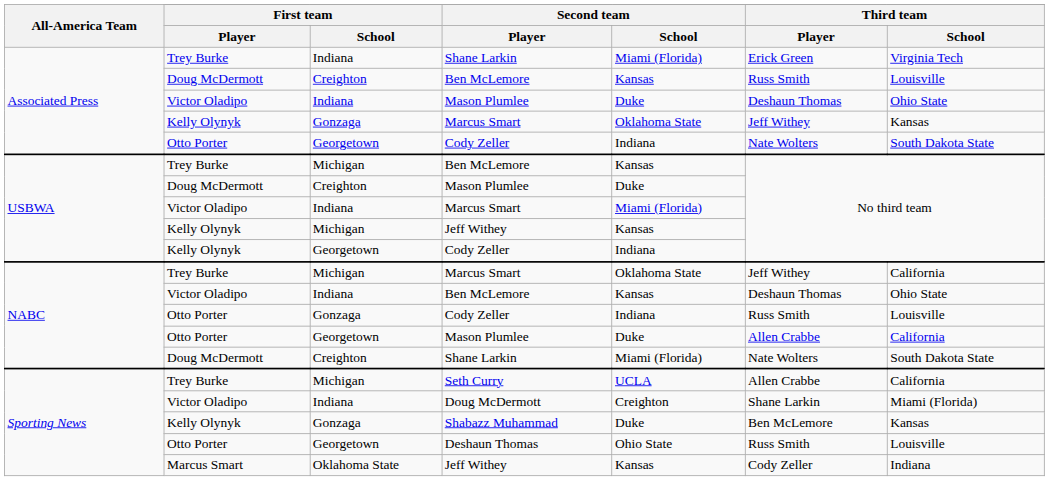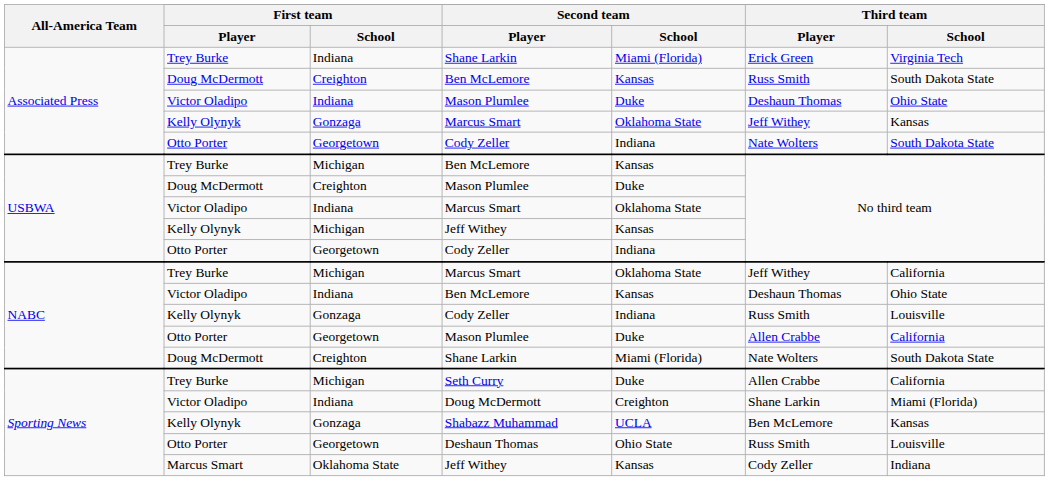(917, 79) Louisville -> (942, 79) South Dakota State
(658, 207) Miami (Florida) -> (658, 207) Oklahoma State
(204, 250) Kelly Olynyk -> (197, 250) Otto Porter
(197, 315) Otto Porter -> (204, 315) Kelly Olynyk
(633, 380) UCLA -> (630, 380) Duke
(630, 422) Duke -> (633, 422) UCLA
